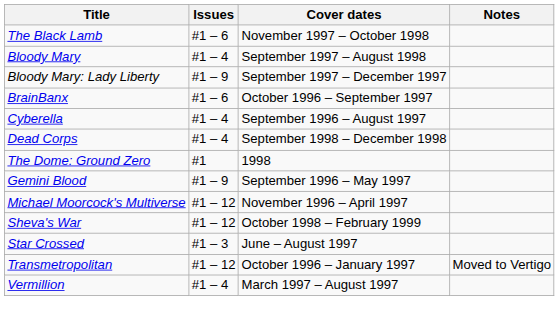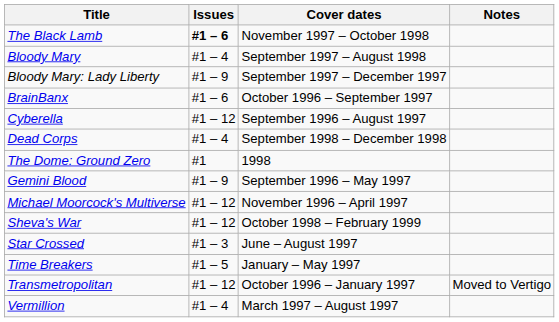(210, 35) normal -> (210, 35) bold
(210, 118) #1 – 4 -> (214, 118) #1 – 12
+ row: (50, 264)
